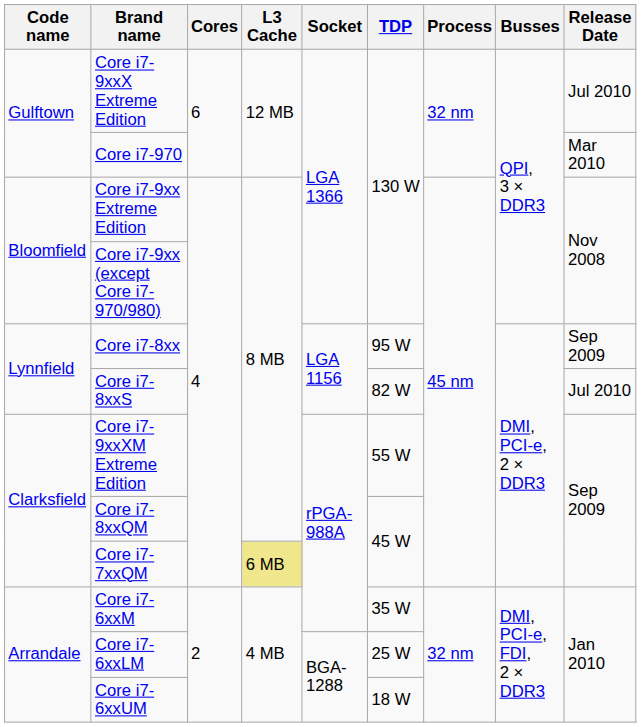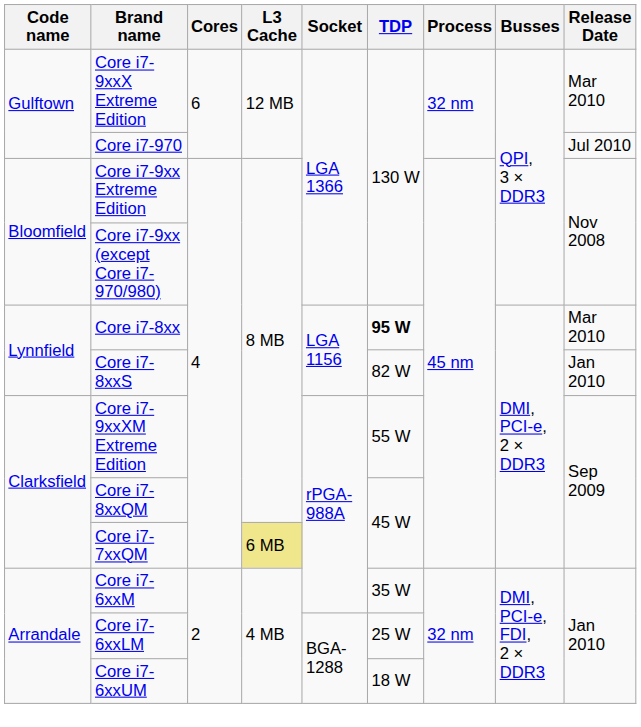(600, 90) Jul 2010 -> (587, 90) Mar 2010
(587, 154) Mar 2010 -> (600, 145) Jul 2010
(391, 346) normal -> (391, 327) bold
(587, 346) Sep 2009 -> (587, 327) Mar 2010
(600, 391) Jul 2010 -> (587, 372) Jan 2010
